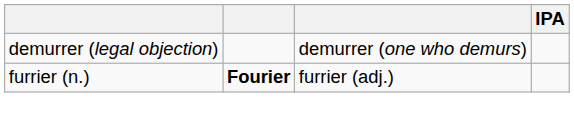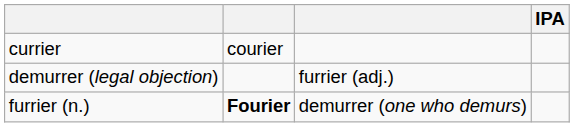+ row: (35, 48)
(413, 48) demurrer (one who demurs) -> (346, 77) furrier (adj.)
(346, 77) furrier (adj.) -> (413, 106) demurrer (one who demurs)
